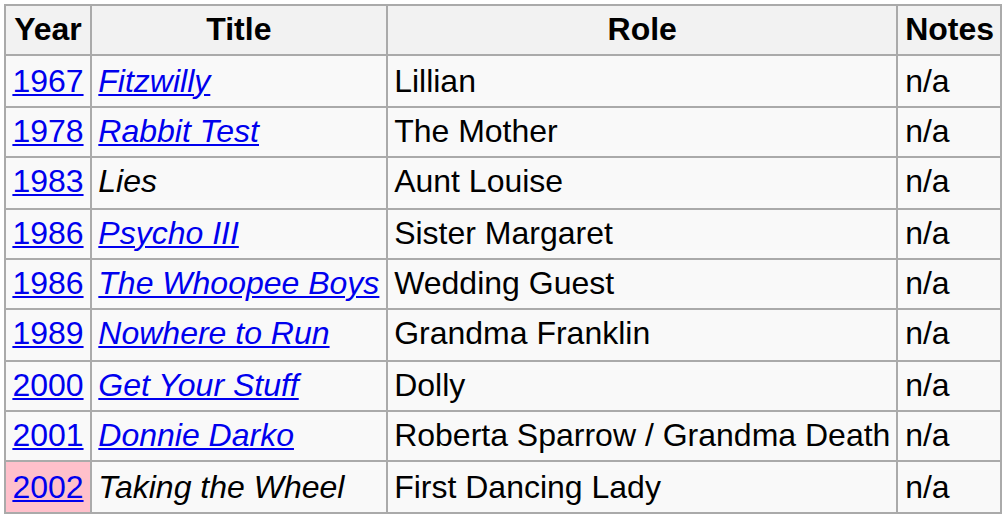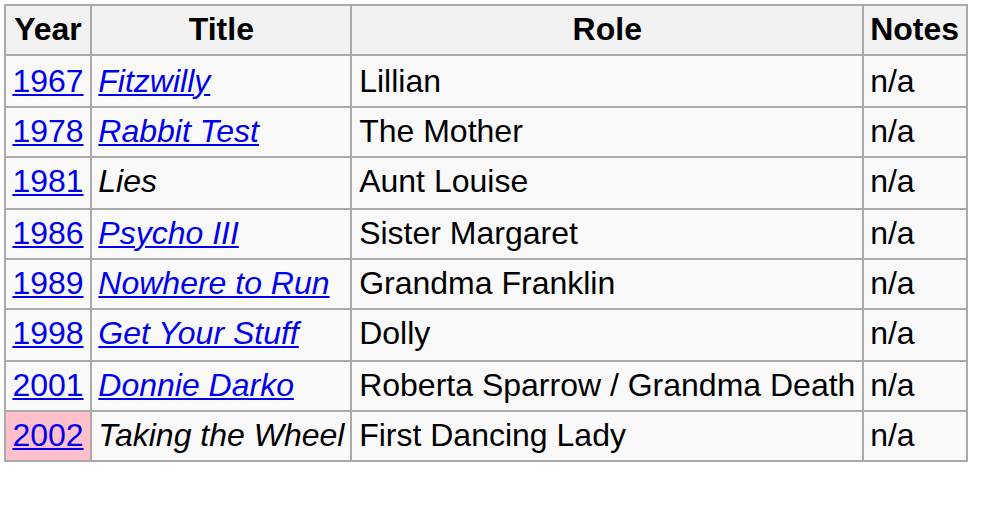(48, 182) 1983 -> (48, 182) 1981
- row: (239, 283)
(48, 385) 2000 -> (48, 334) 1998
